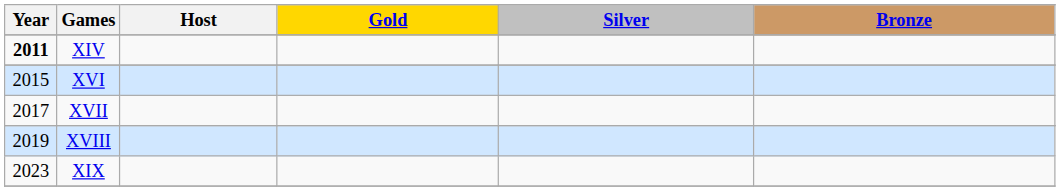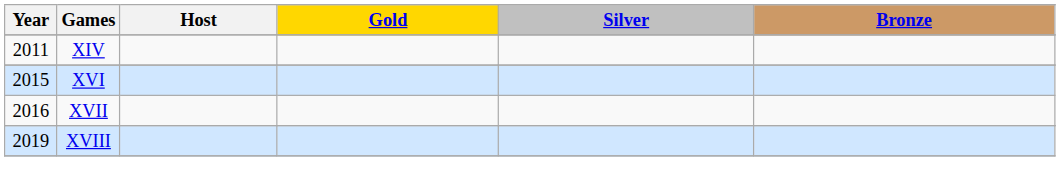(31, 50) bold -> (31, 50) normal
(31, 110) 2017 -> (31, 110) 2016
- row: (88, 171)
